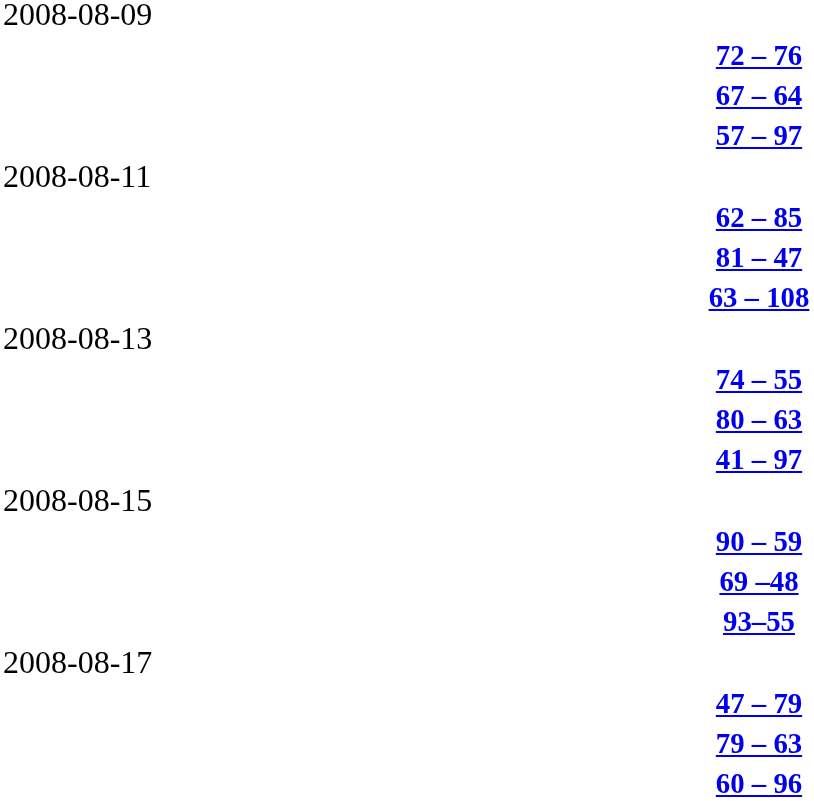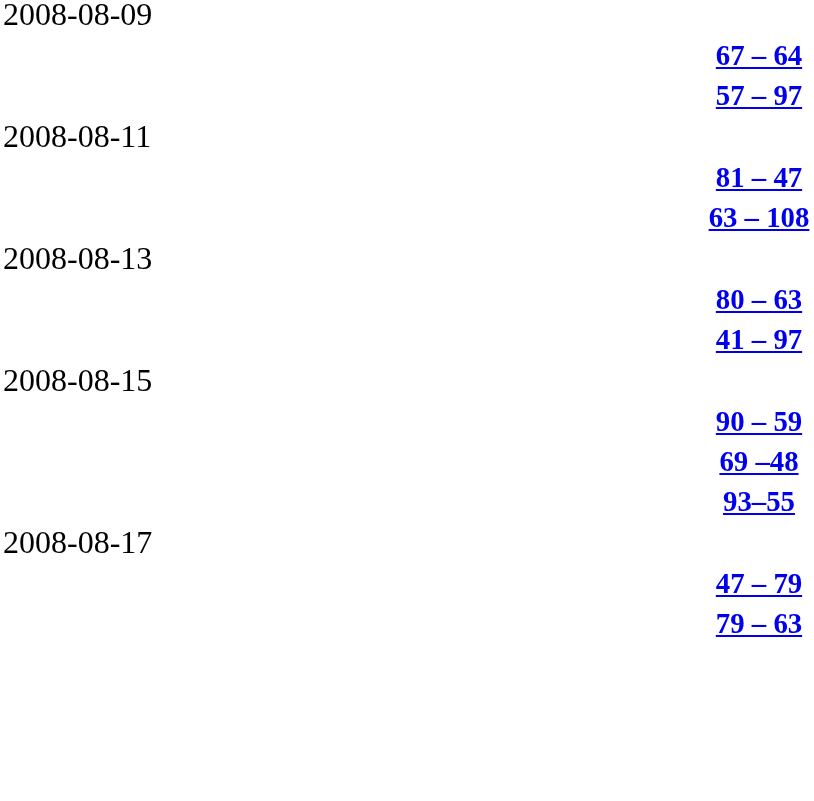- row: (316, 56)
- row: (316, 218)
- row: (316, 380)
- row: (316, 784)
